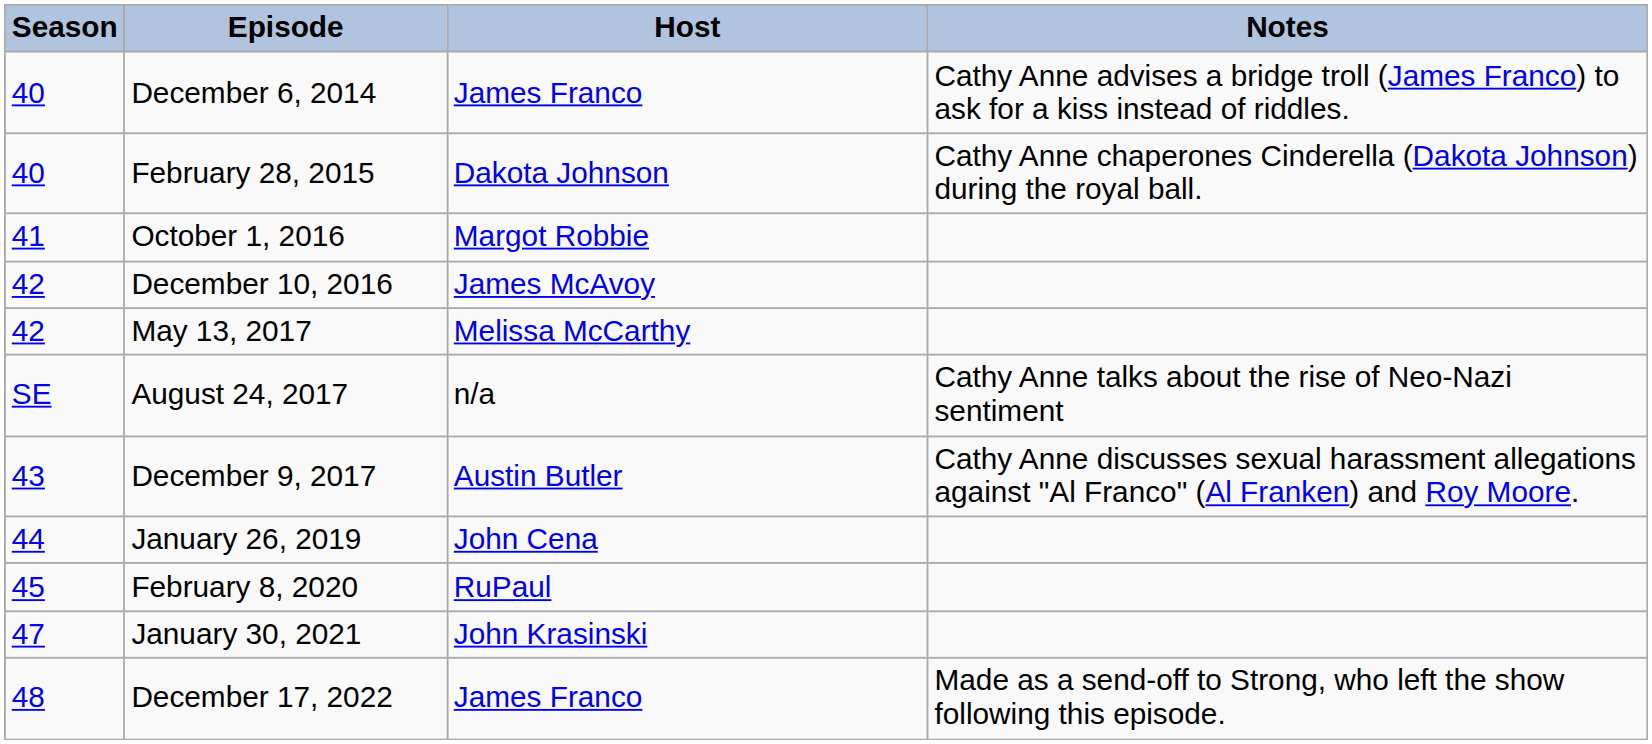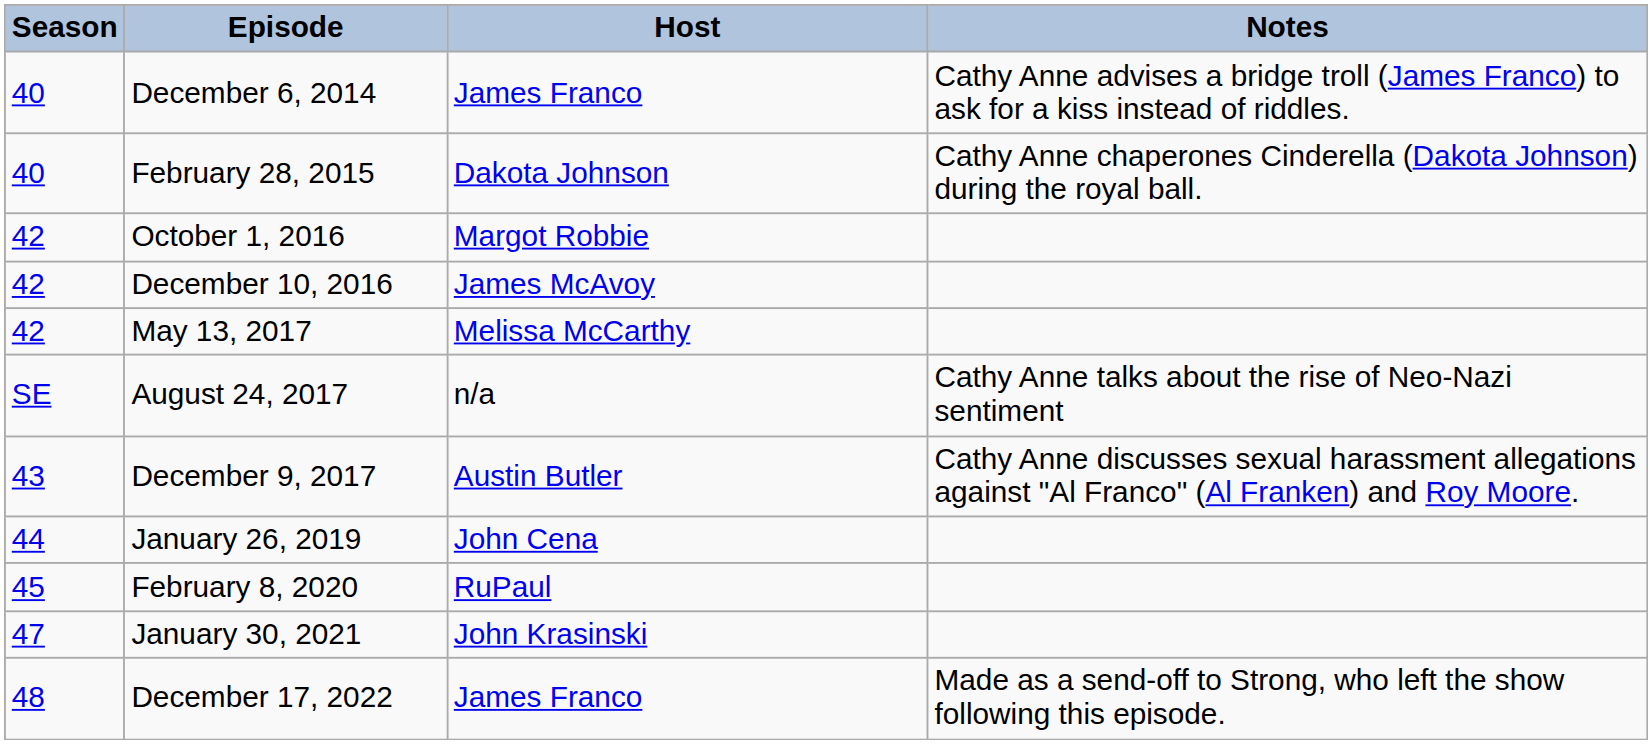(28, 236) 41 -> (28, 236) 42
